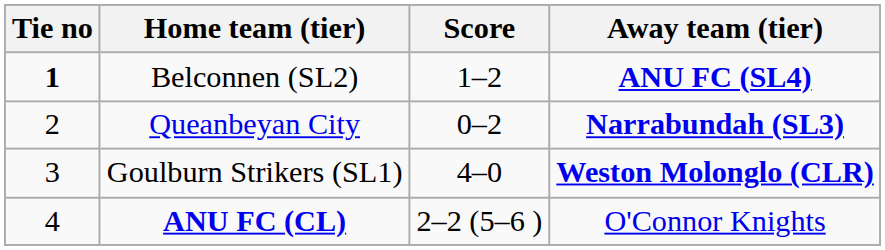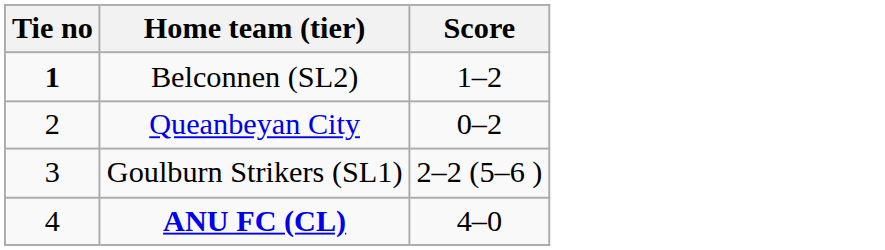- column: (715, 28)
(479, 172) 4–0 -> (479, 172) 2–2 (5–6 )
(479, 220) 2–2 (5–6 ) -> (479, 220) 4–0
